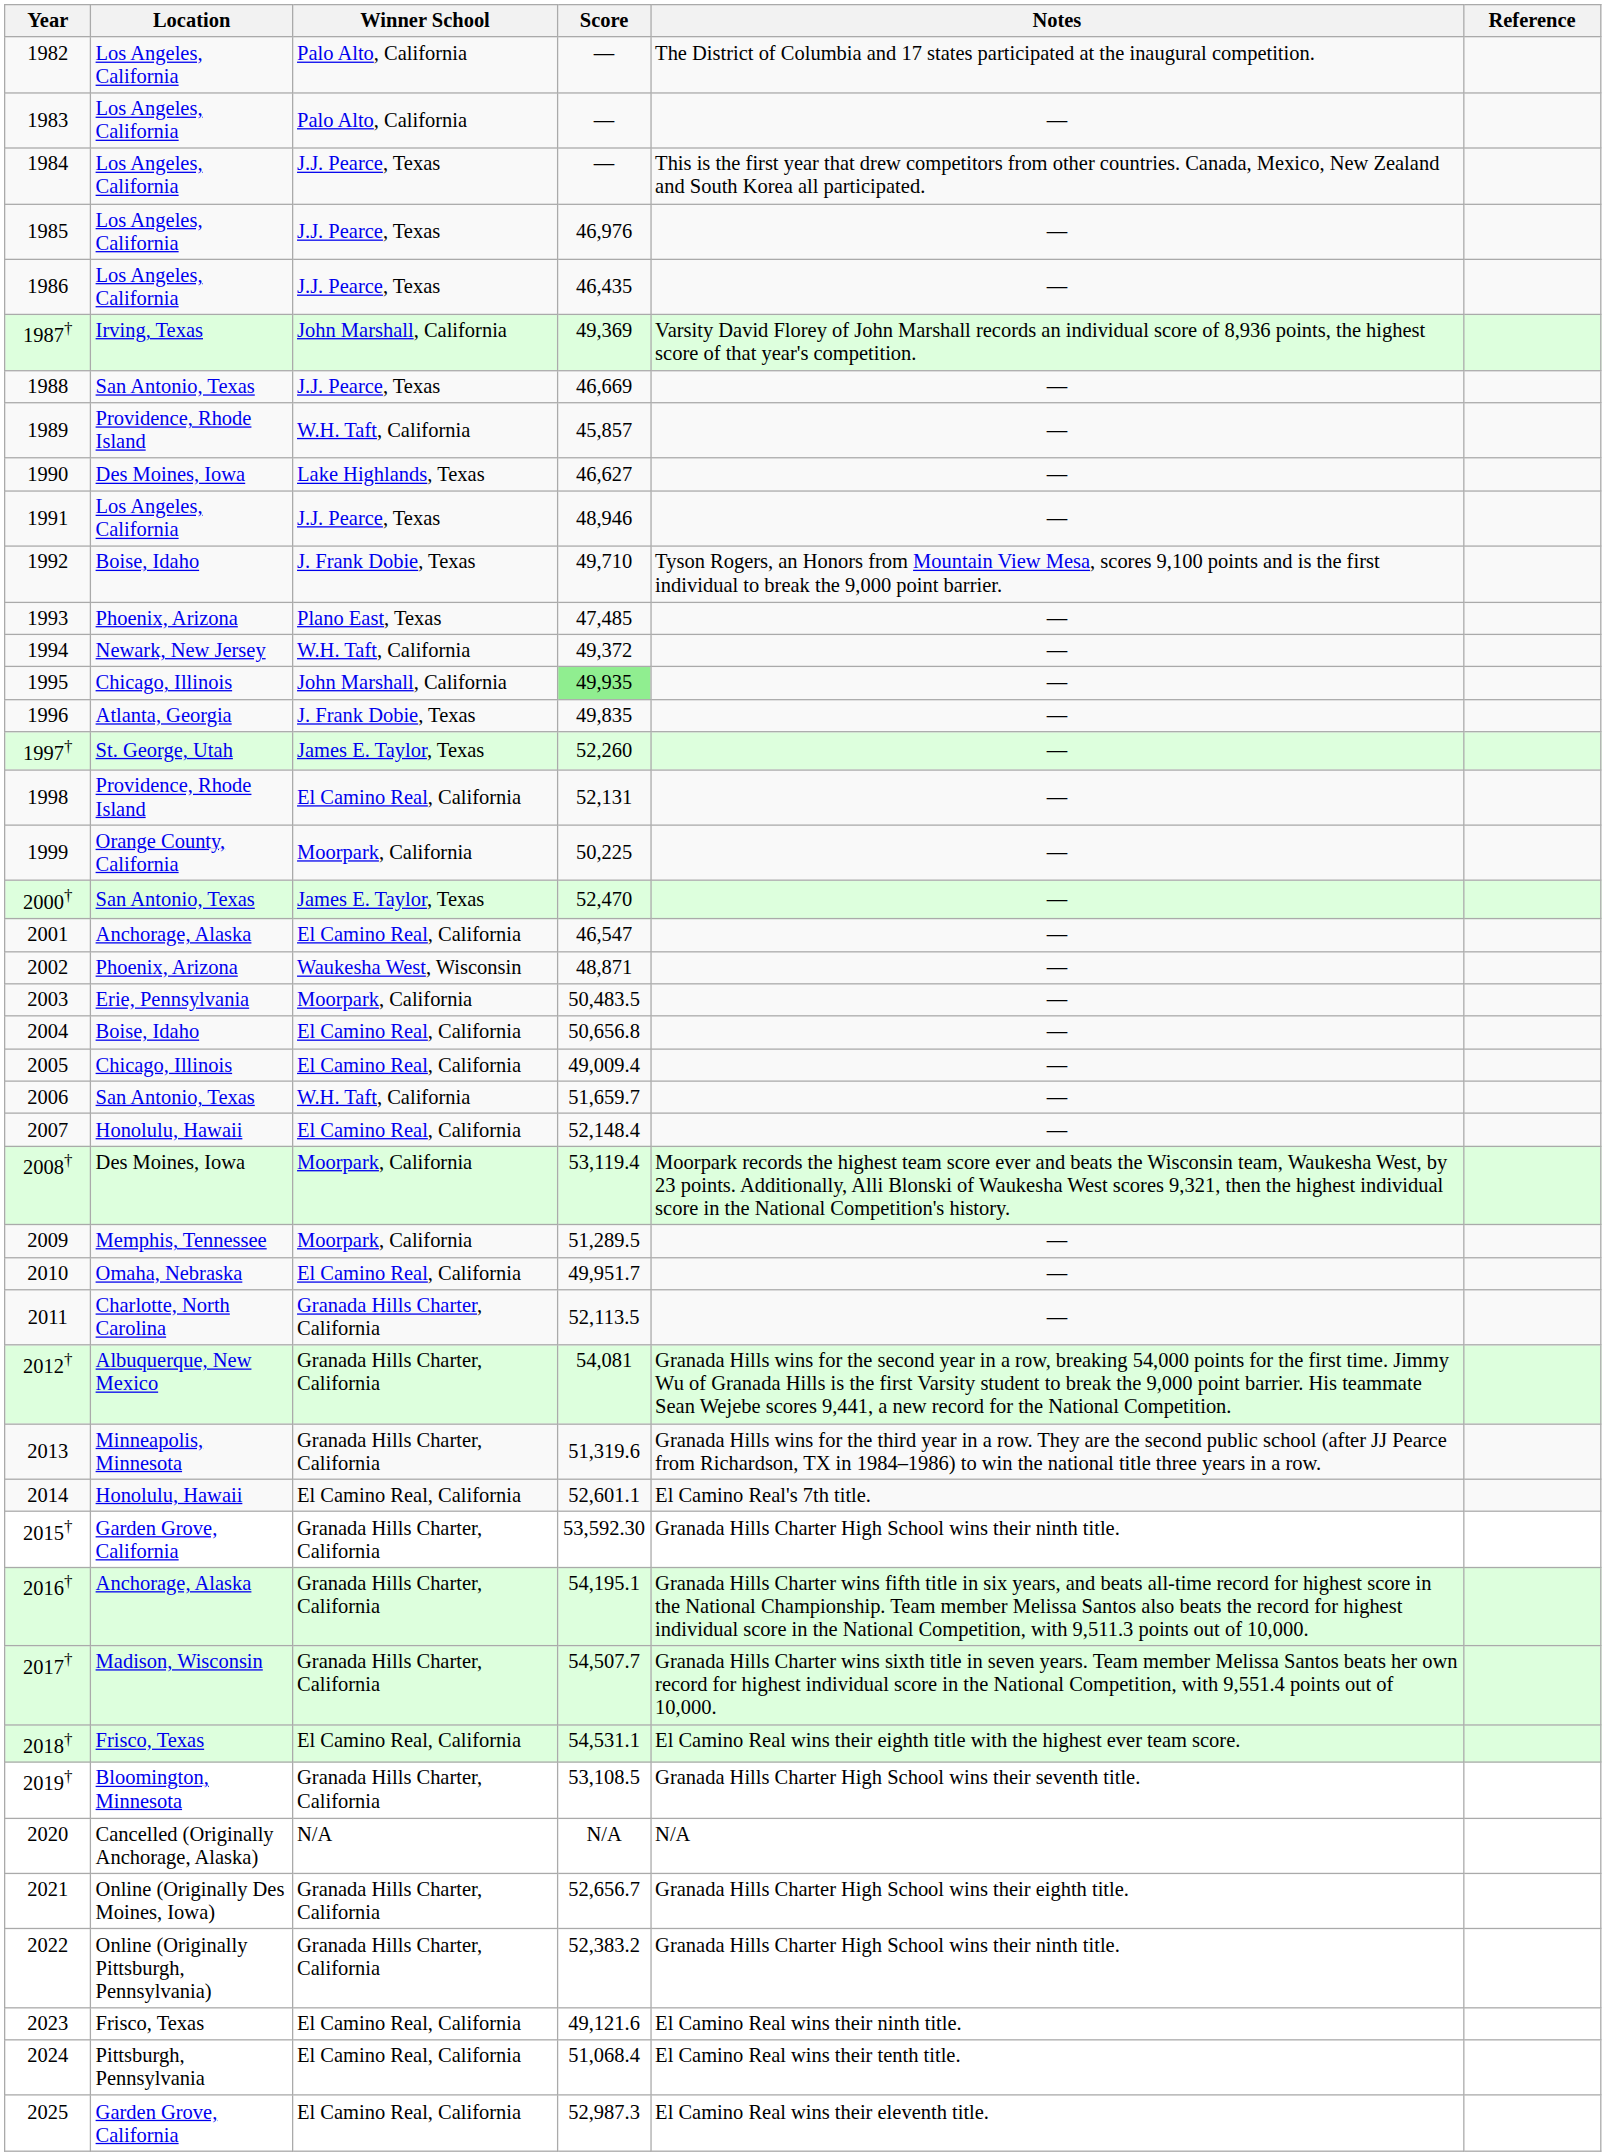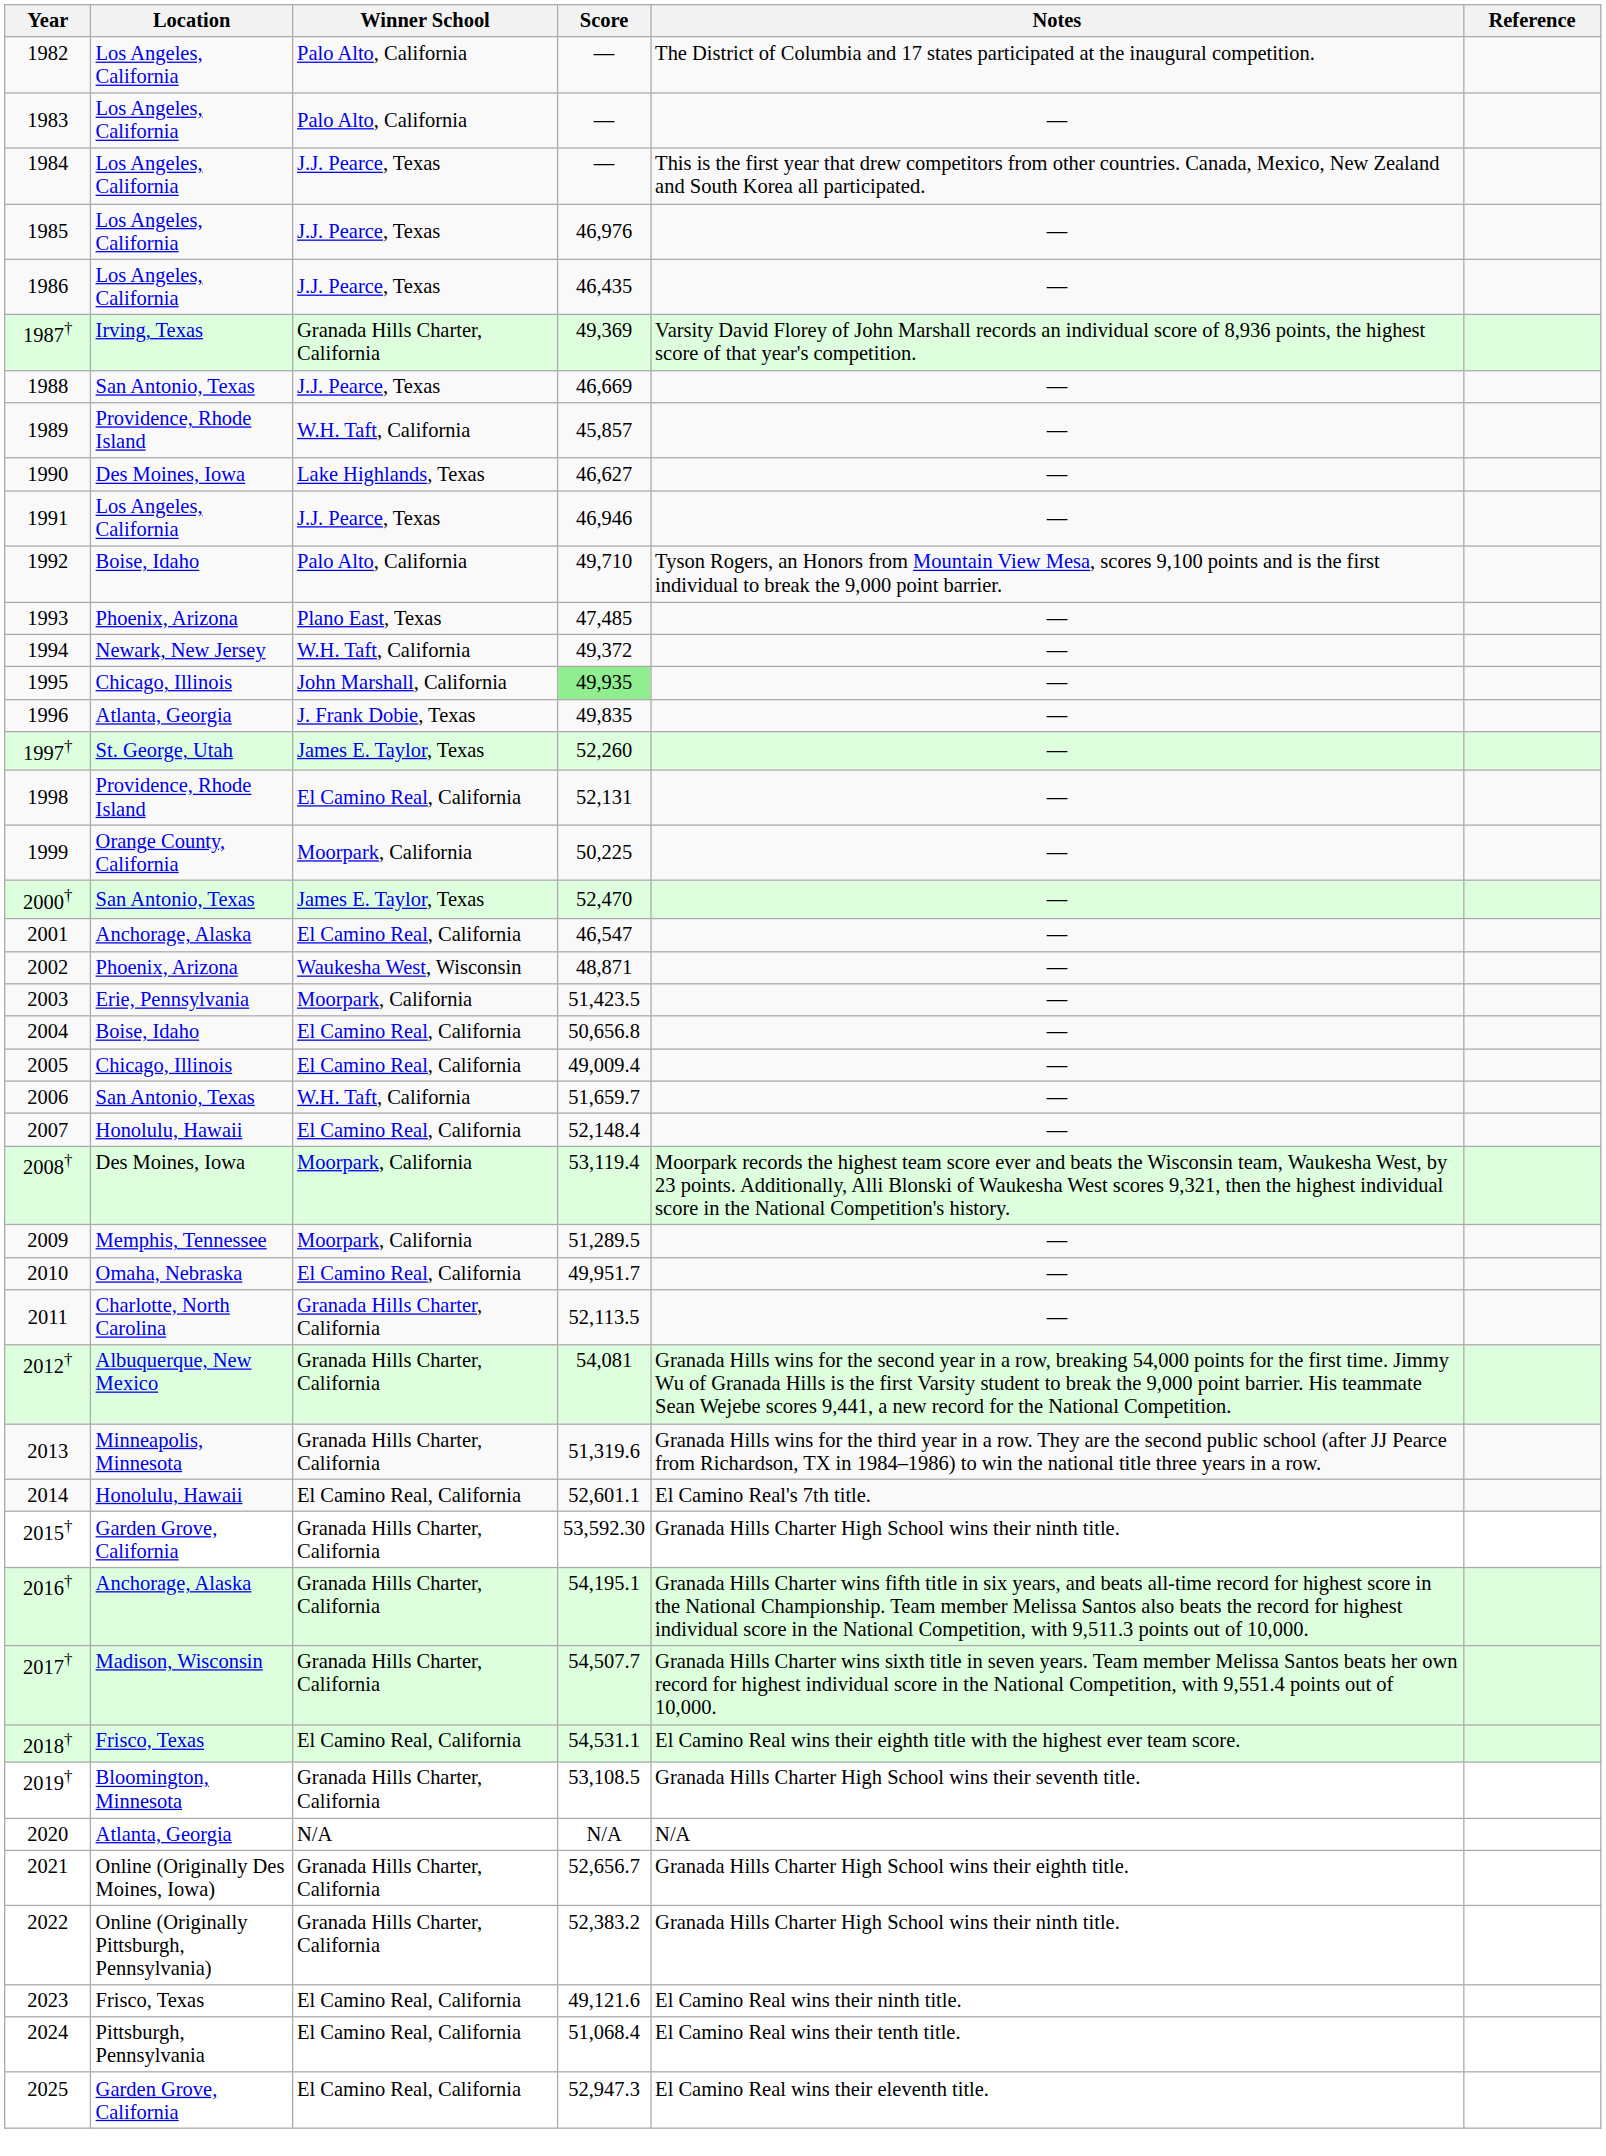(402, 330) John Marshall, California -> (390, 342) Granada Hills Charter, California
(604, 518) 48,946 -> (604, 518) 46,946
(386, 562) J. Frank Dobie, Texas -> (382, 562) Palo Alto, California
(604, 999) 50,483.5 -> (604, 999) 51,423.5
(185, 1845) Cancelled (Originally Anchorage, Alaska) -> (164, 1833) Atlanta, Georgia
(604, 2111) 52,987.3 -> (604, 2088) 52,947.3
